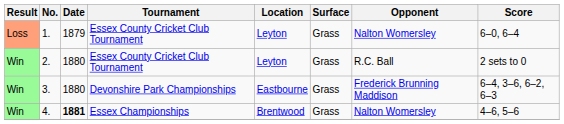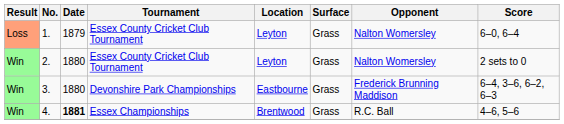(374, 61) R.C. Ball -> (395, 61) Nalton Womersley
(395, 111) Nalton Womersley -> (374, 111) R.C. Ball
